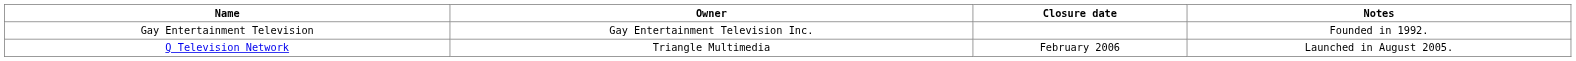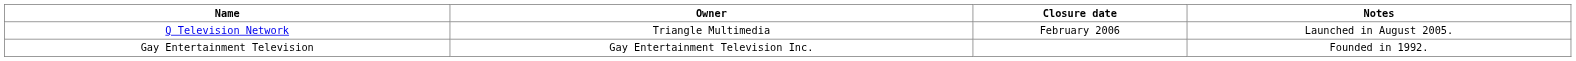rows swapped: (227, 30) <-> (227, 48)
